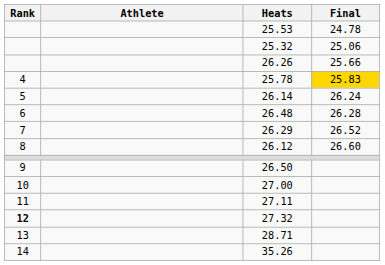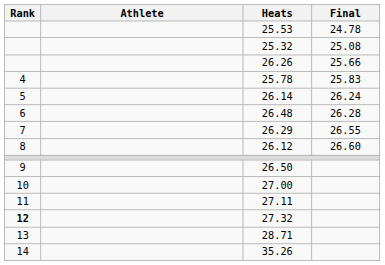(345, 46) 25.06 -> (345, 46) 25.08
(345, 80) gold background -> (345, 80) no background
(345, 130) 26.52 -> (345, 130) 26.55
